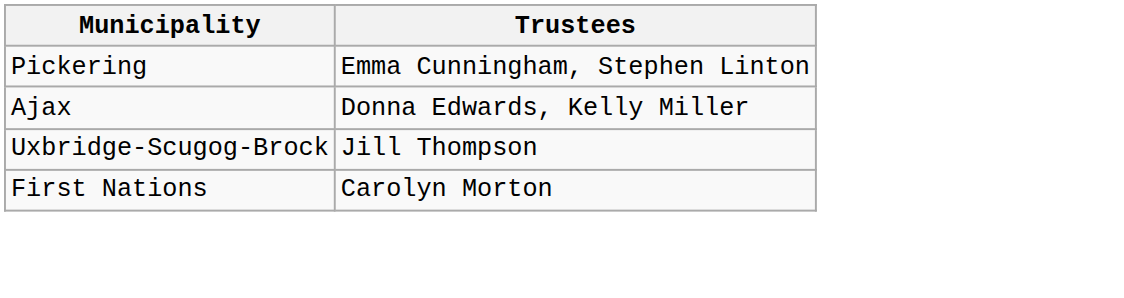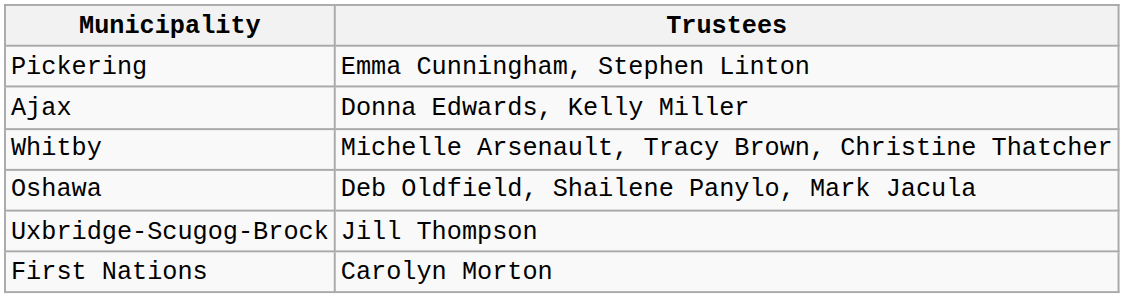+ row: (56, 149)
+ row: (56, 190)
